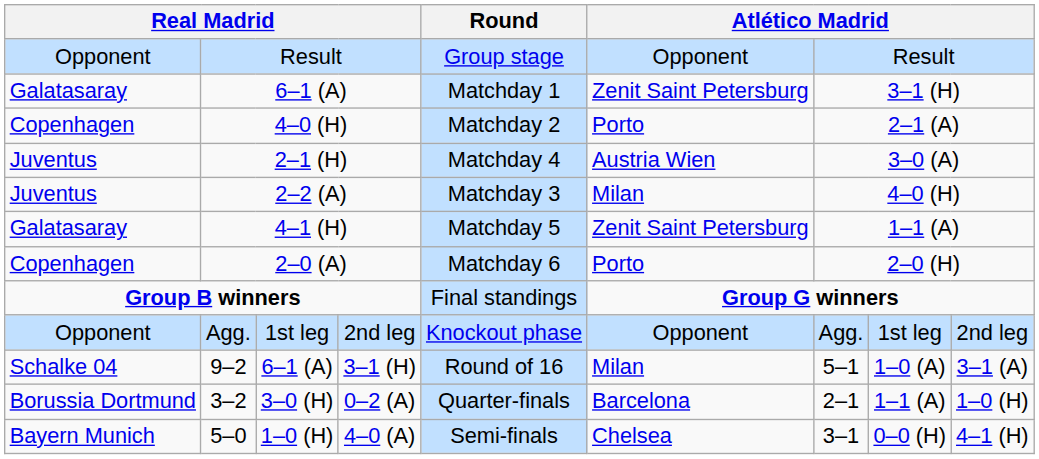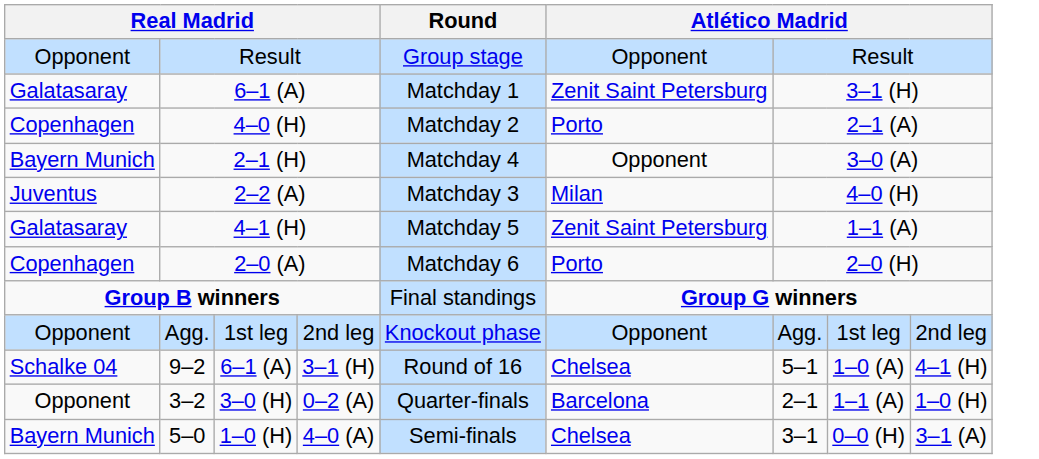(53, 159) Juventus -> (82, 159) Bayern Munich
(654, 159) Austria Wien -> (659, 159) Opponent
(618, 366) Milan -> (591, 366) Chelsea
(992, 366) 3–1 (A) -> (951, 366) 4–1 (H)
(103, 401) Borussia Dortmund -> (82, 401) Opponent
(992, 435) 4–1 (H) -> (951, 435) 3–1 (A)
